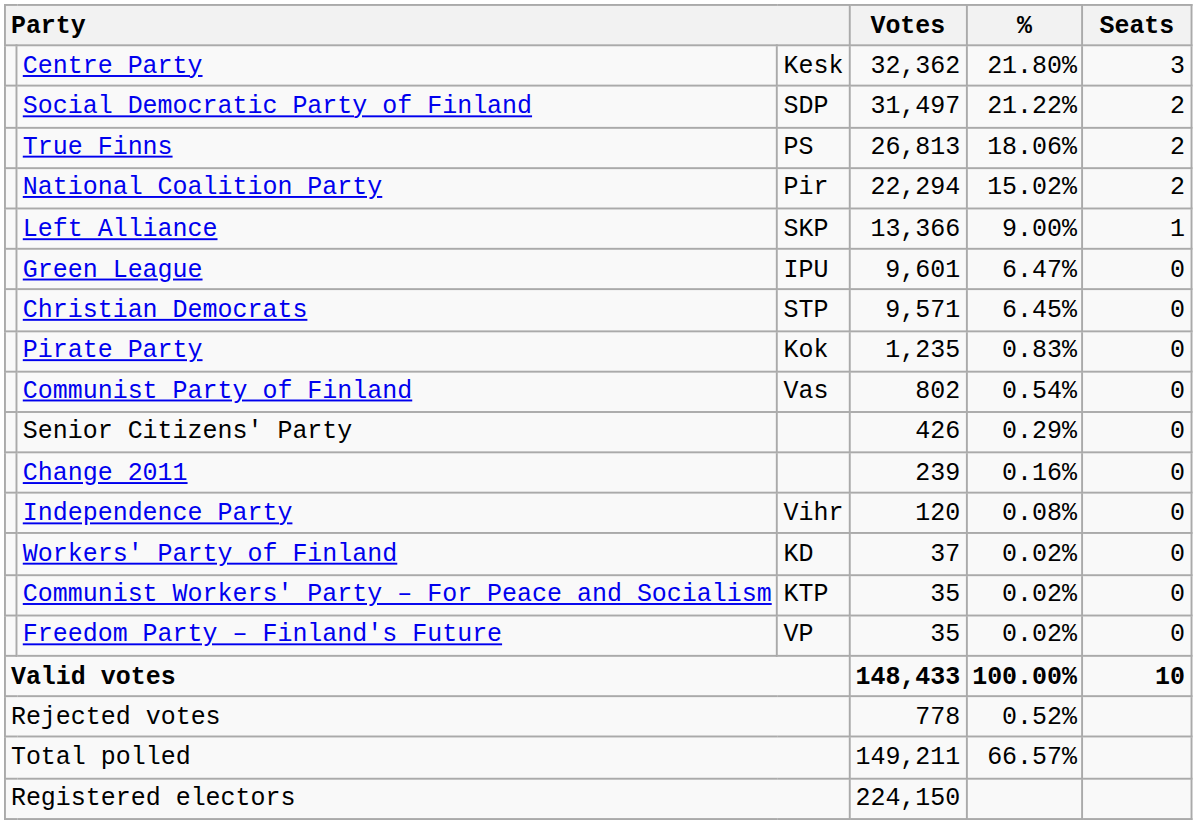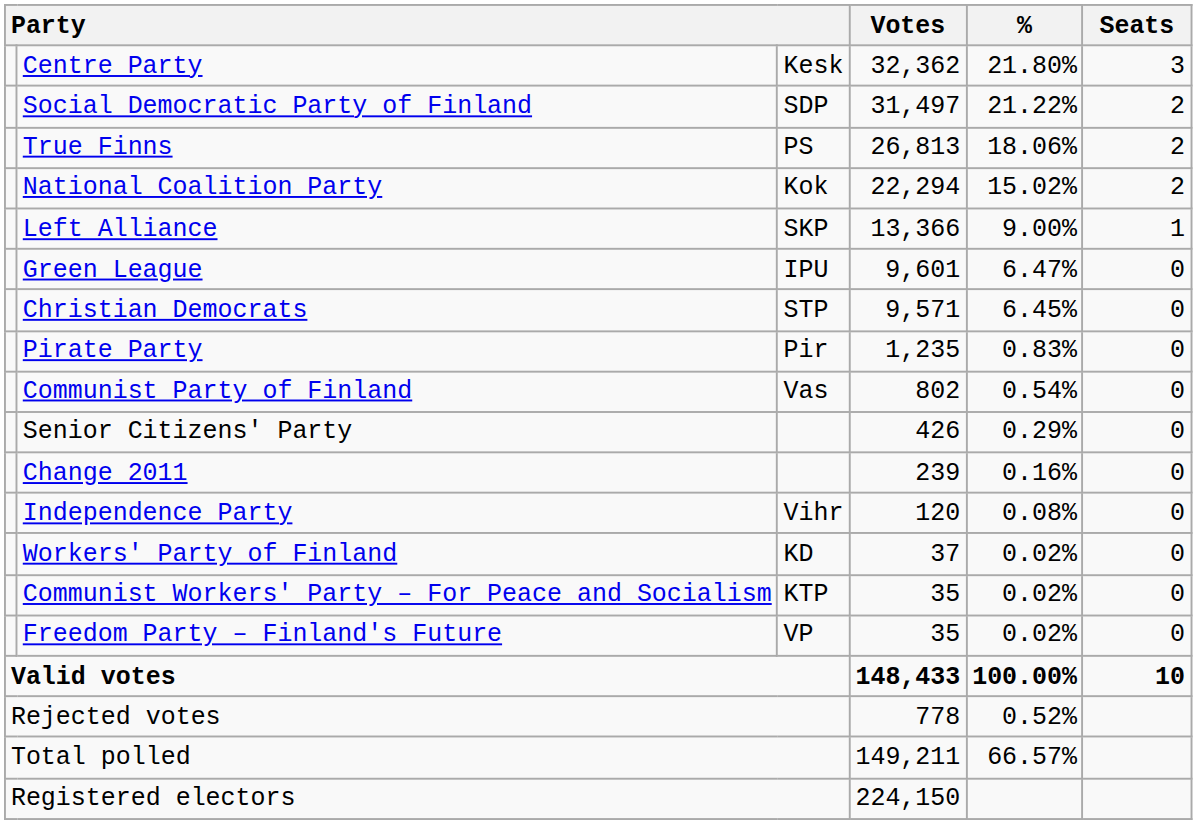(806, 188) Pir -> (806, 188) Kok
(806, 351) Kok -> (806, 351) Pir
